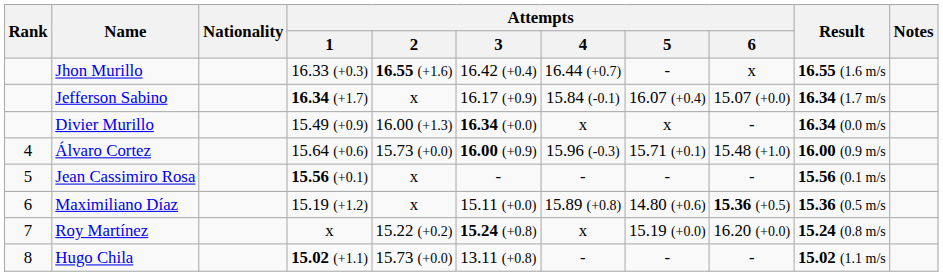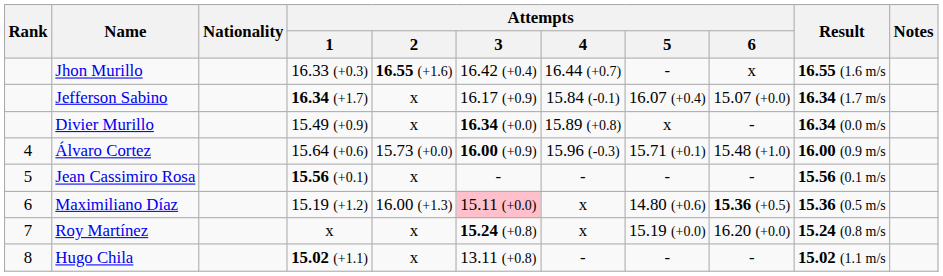(414, 124) 16.00 (+1.3) -> (414, 124) x
(583, 124) x -> (583, 124) 15.89 (+0.8)
(414, 204) x -> (414, 204) 16.00 (+1.3)
(498, 204) no background -> (498, 204) pink background
(583, 204) 15.89 (+0.8) -> (583, 204) x
(414, 230) 15.22 (+0.2) -> (414, 230) x
(414, 257) 15.73 (+0.0) -> (414, 257) x
